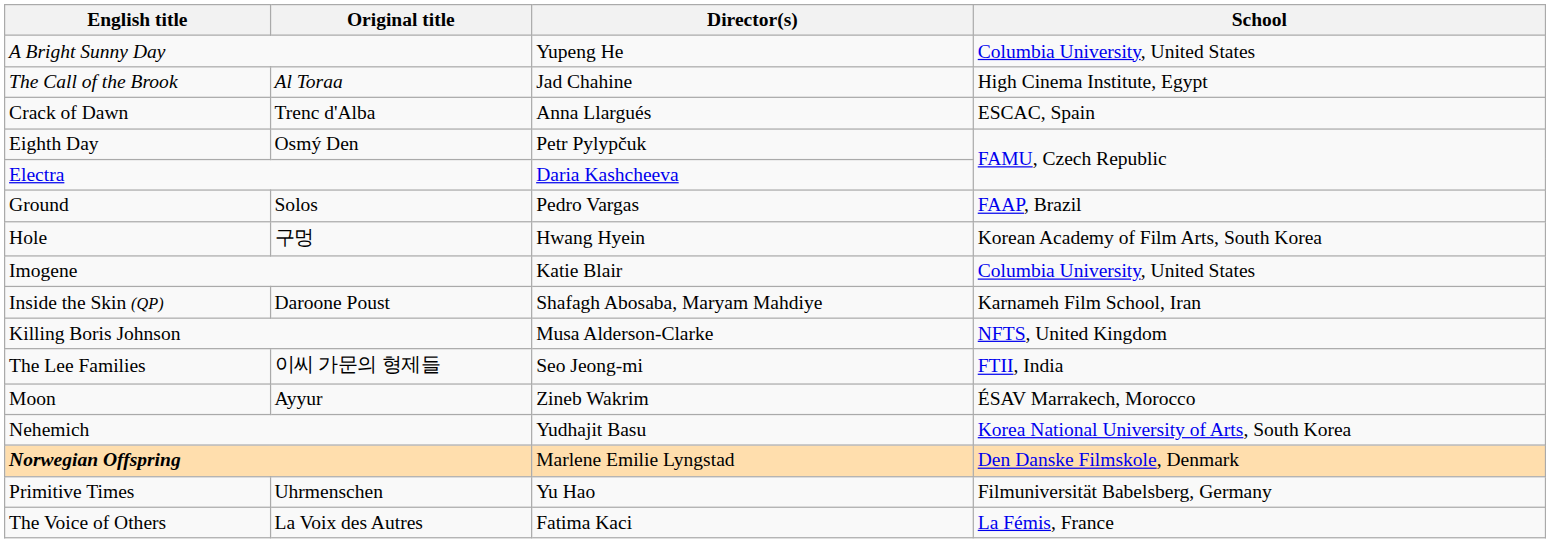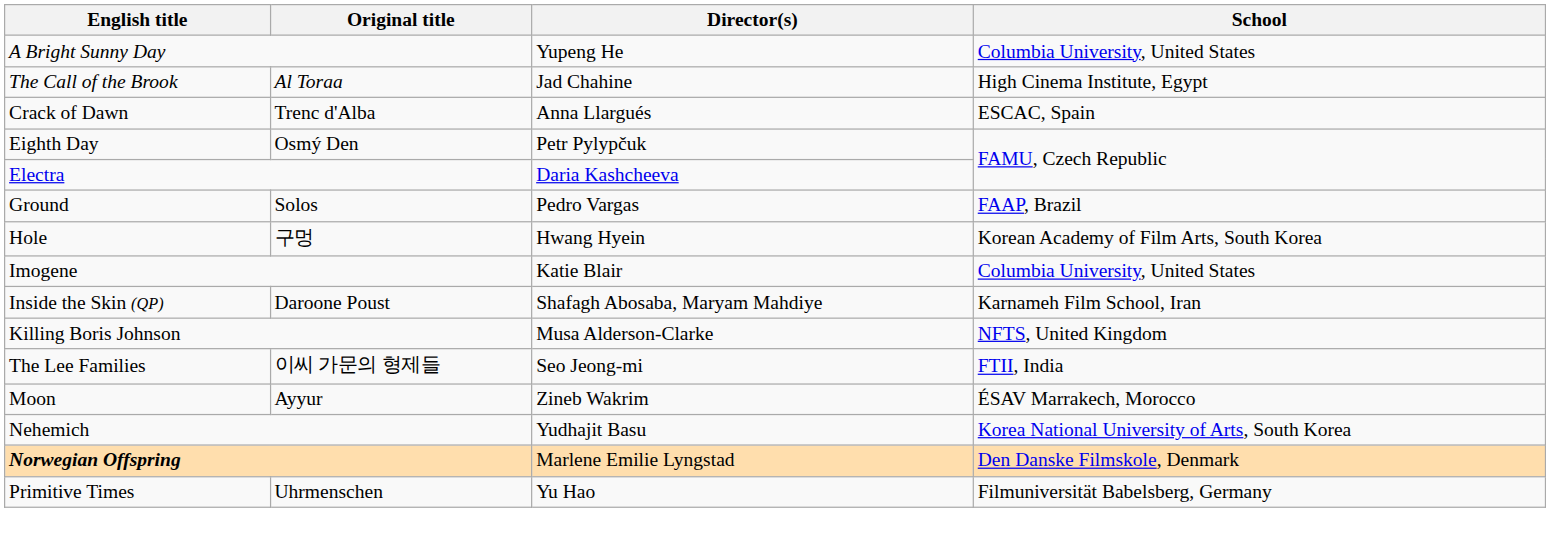- row: (88, 522)
